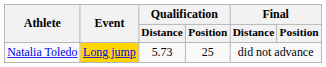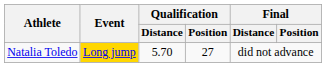(162, 53) 5.73 -> (162, 53) 5.70
(208, 53) 25 -> (208, 53) 27
